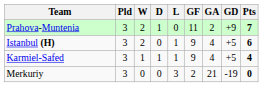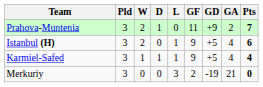columns swapped: (212, 12) <-> (231, 12)
